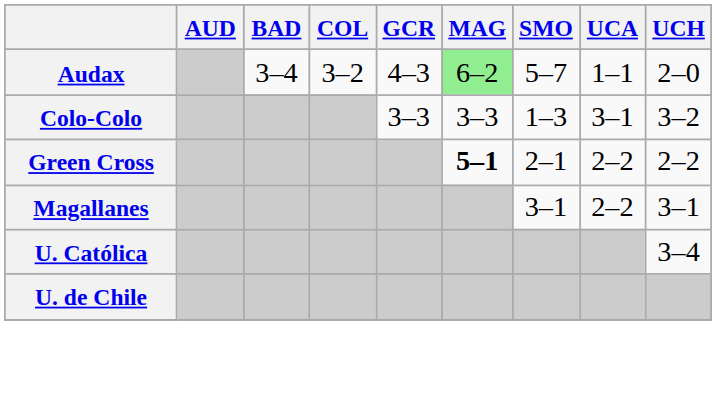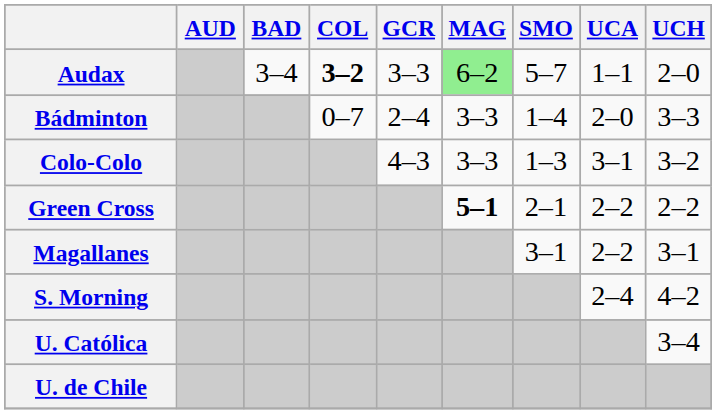(343, 71) normal -> (343, 71) bold
(409, 71) 4–3 -> (409, 71) 3–3
+ row: (91, 118)
(409, 116) 3–3 -> (409, 161) 4–3
+ row: (91, 298)
